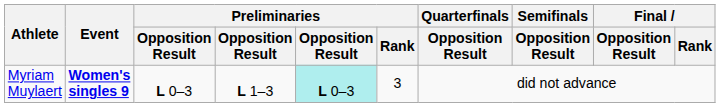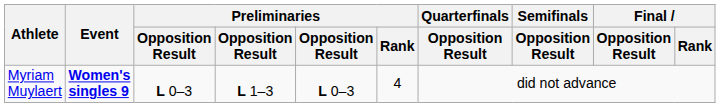(336, 92) paleturquoise background -> (336, 92) no background
(397, 84) 3 -> (397, 84) 4
